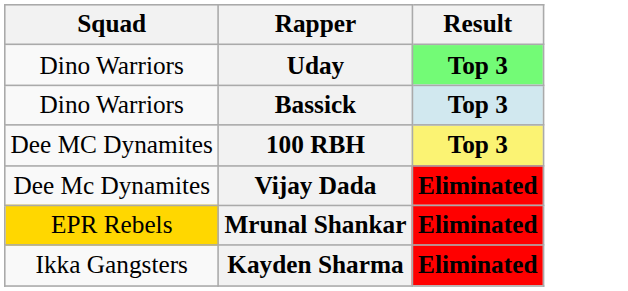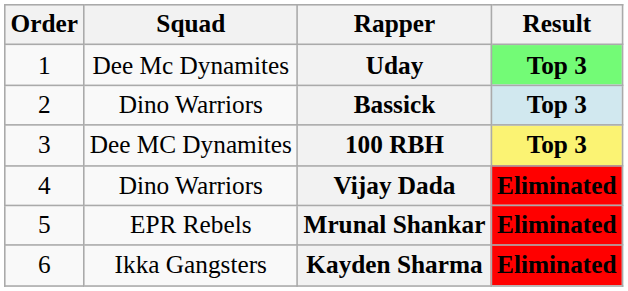+ column: (44, 24)
(112, 64) Dino Warriors -> (191, 64) Dee Mc Dynamites
(112, 184) Dee Mc Dynamites -> (191, 184) Dino Warriors
(112, 225) gold background -> (191, 225) no background
